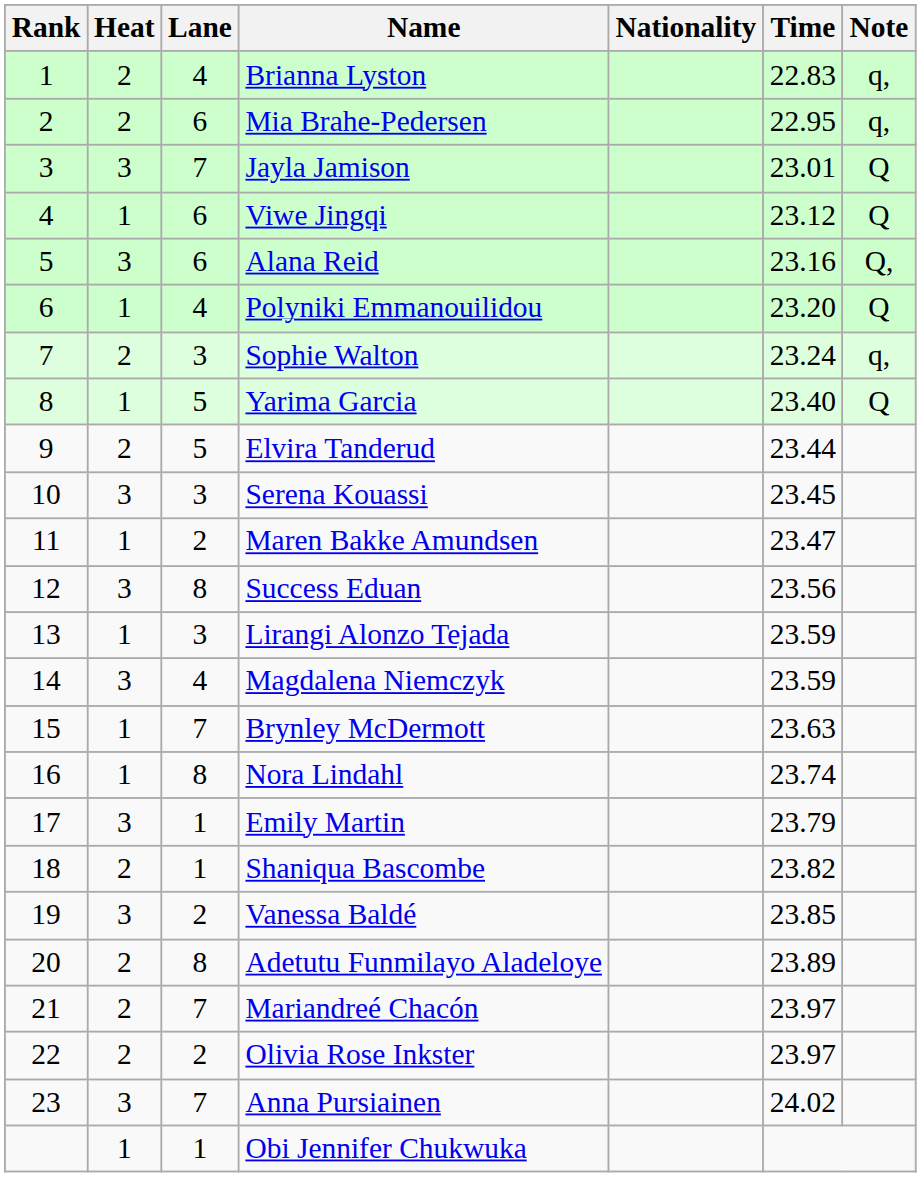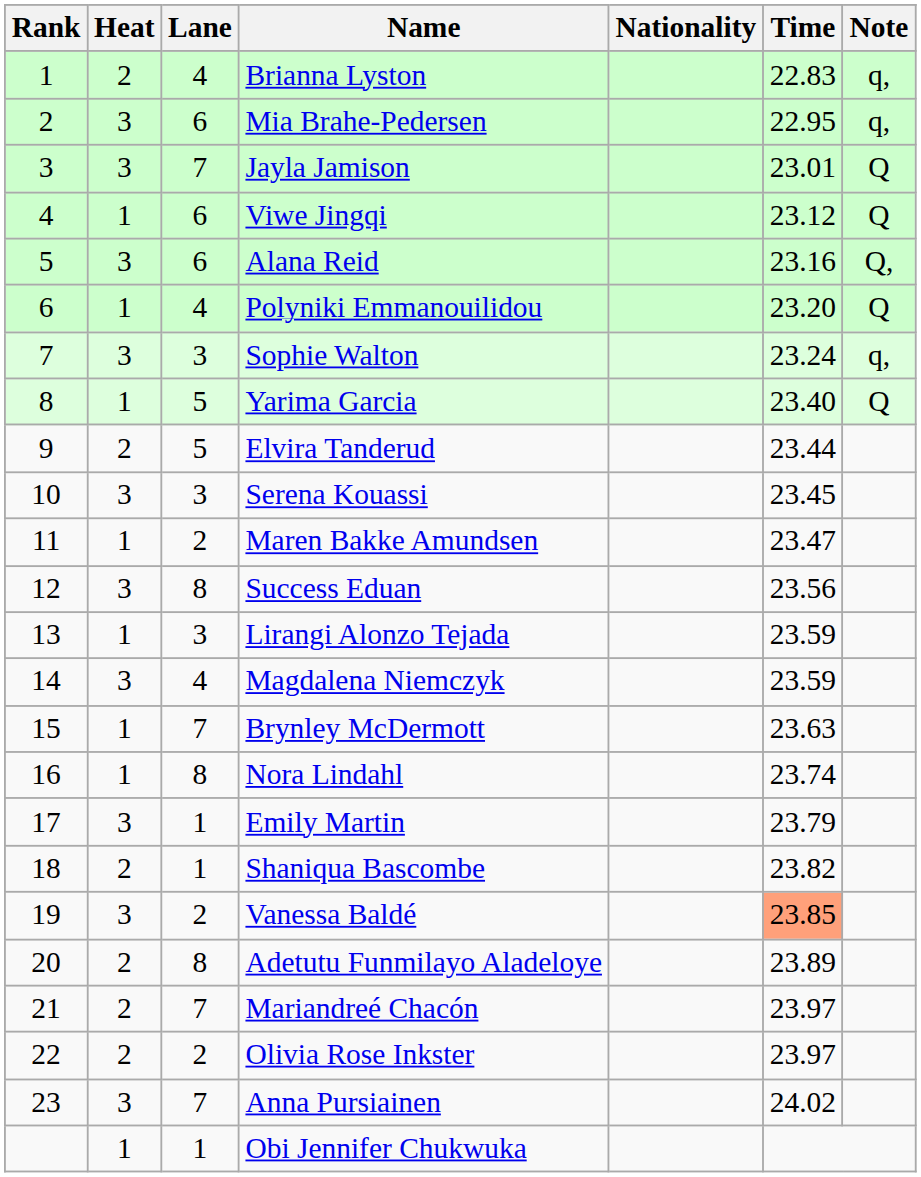(124, 121) 2 -> (124, 121) 3
(124, 354) 2 -> (124, 354) 3
(803, 914) no background -> (803, 914) lightsalmon background
